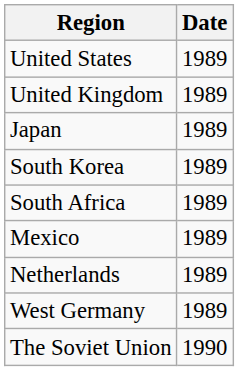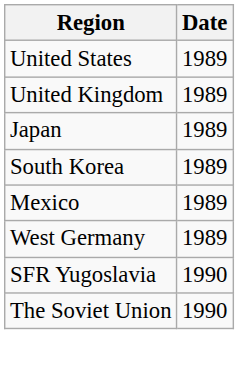- row: (68, 202)
- row: (65, 274)
+ row: (83, 274)
